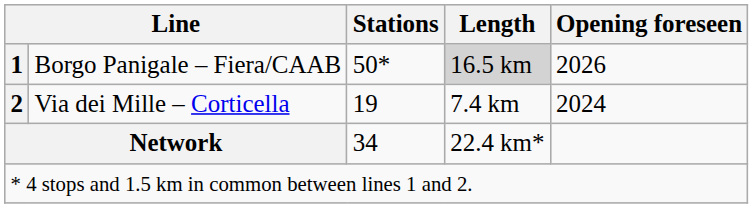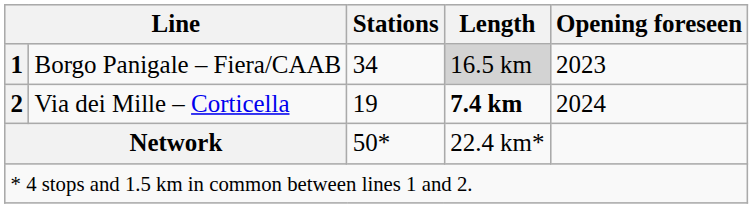(371, 63) 50* -> (365, 63) 34
(581, 63) 2026 -> (581, 63) 2023
(485, 103) normal -> (486, 103) bold
(365, 143) 34 -> (371, 143) 50*
